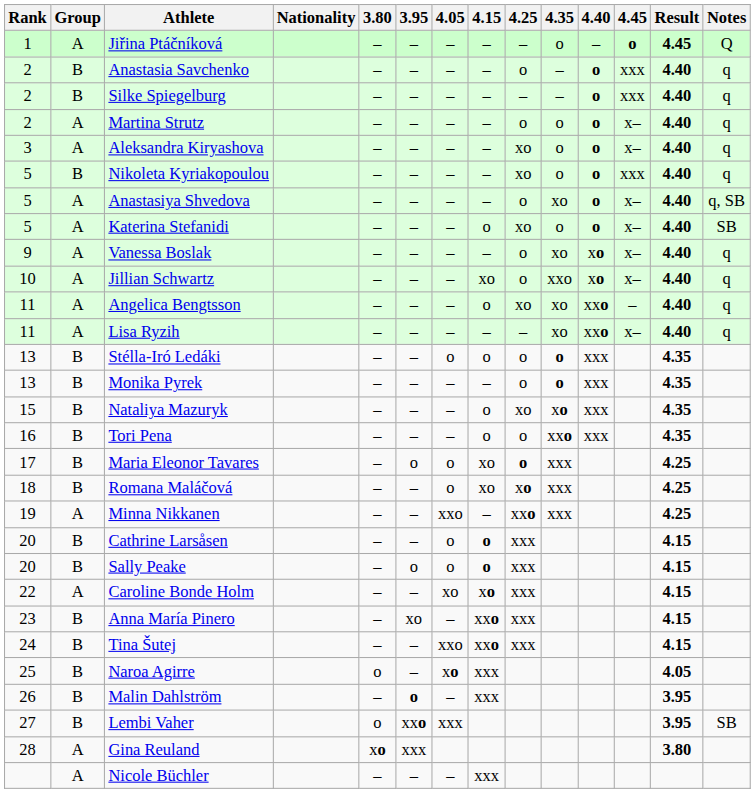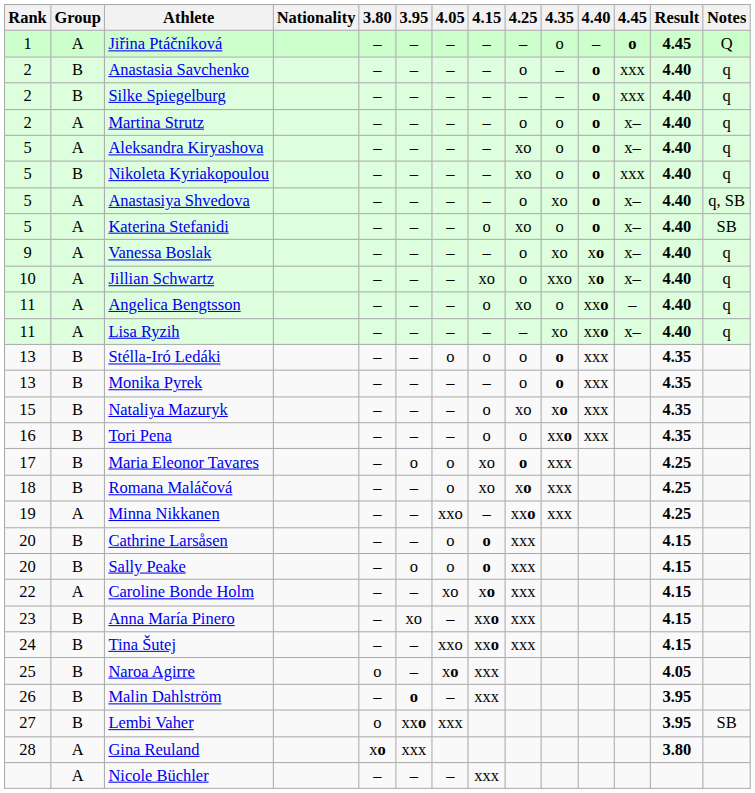(28, 148) 3 -> (28, 148) 5
(560, 305) xo -> (560, 305) o
